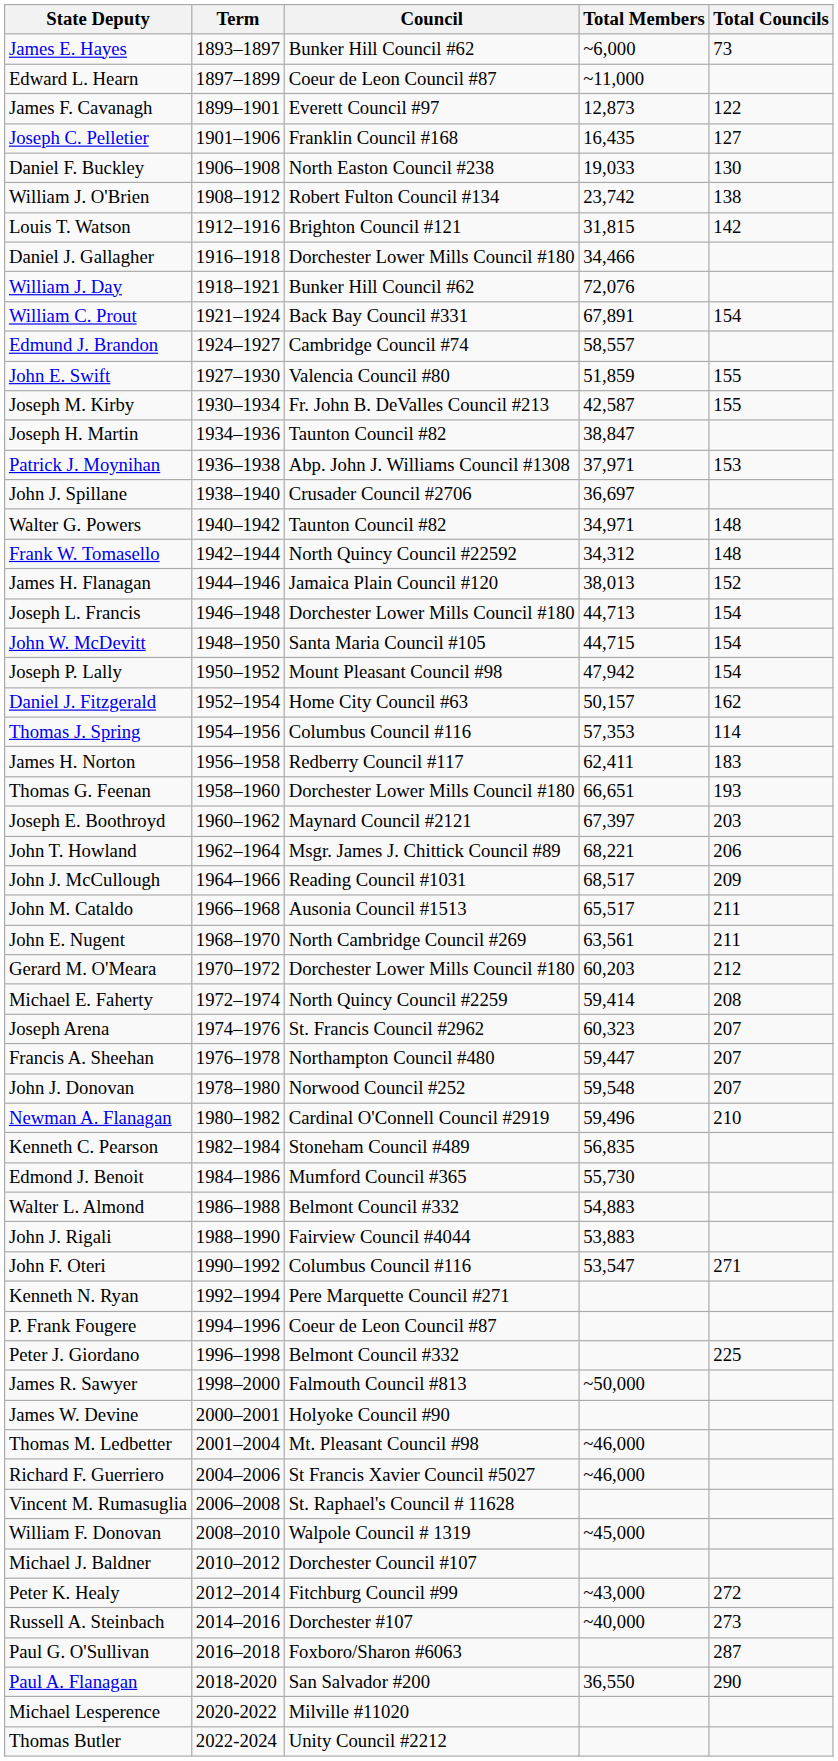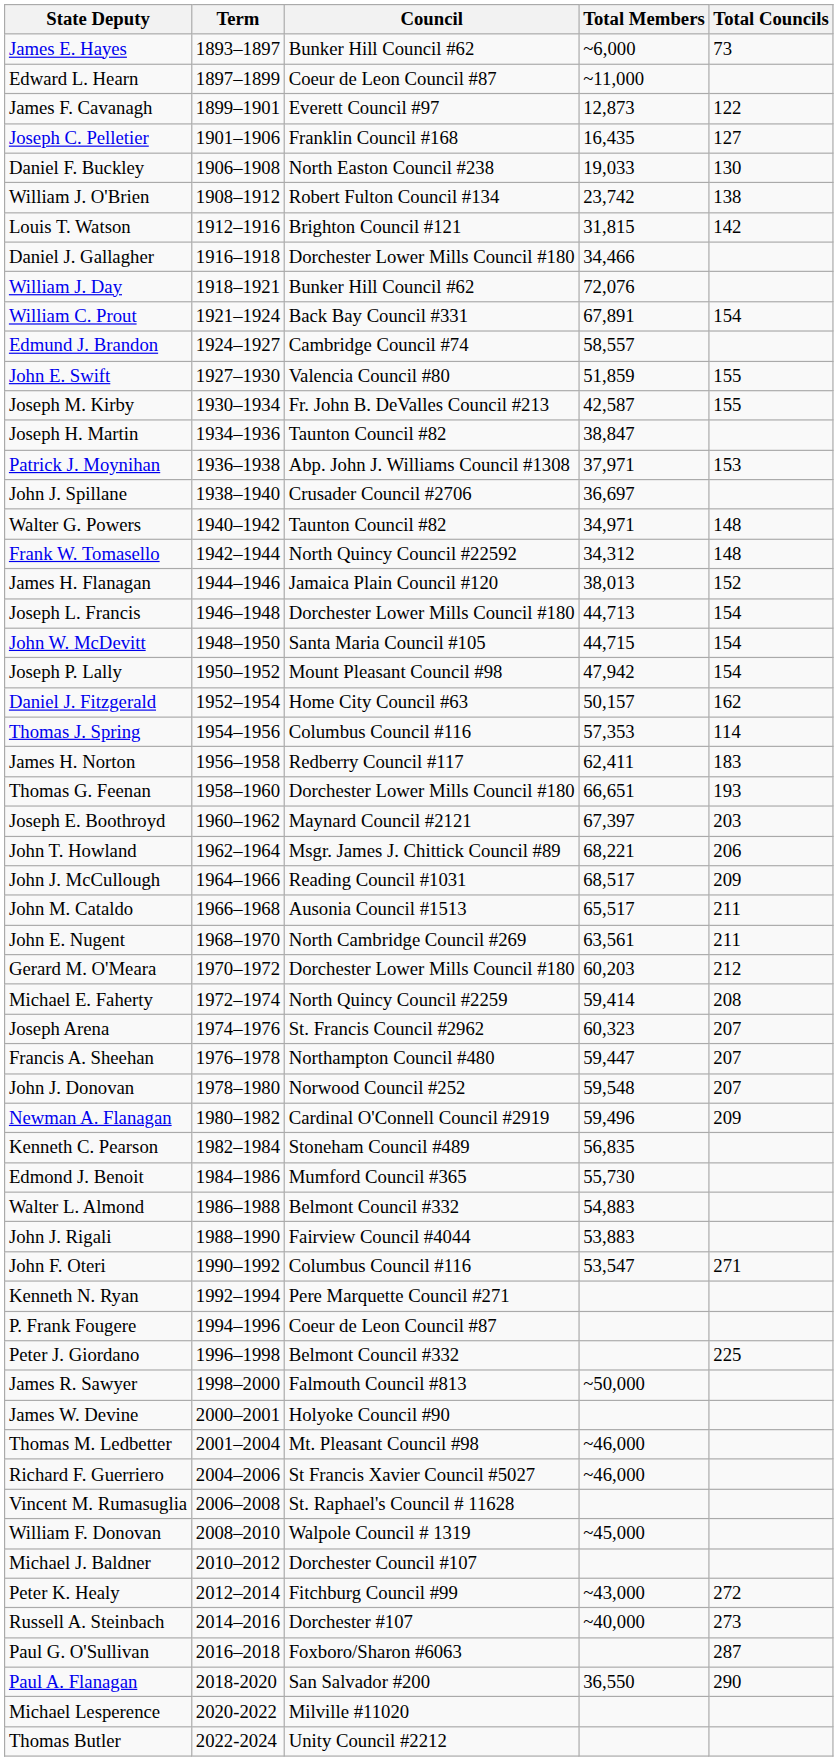(727, 1117) 210 -> (727, 1117) 209
